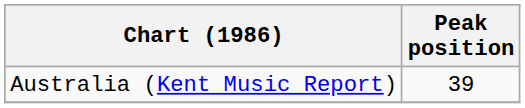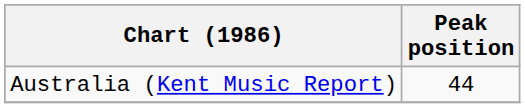(461, 85) 39 -> (461, 85) 44
